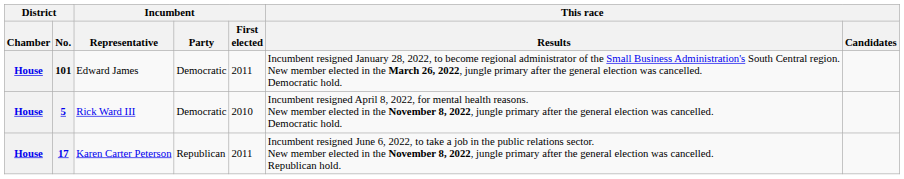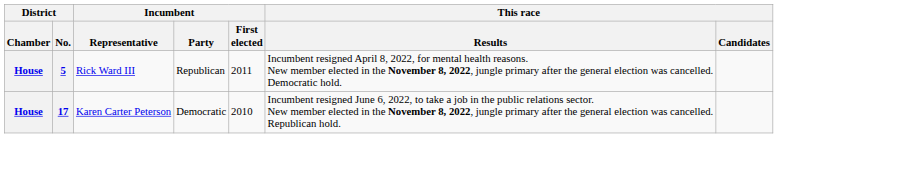- row: (63, 71)
(201, 112) Democratic -> (201, 71) Republican
(242, 112) 2010 -> (242, 71) 2011
(201, 153) Republican -> (201, 112) Democratic
(242, 153) 2011 -> (242, 112) 2010
